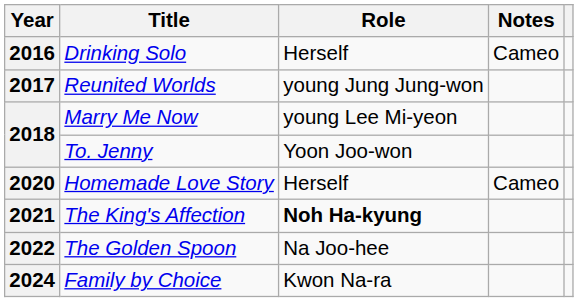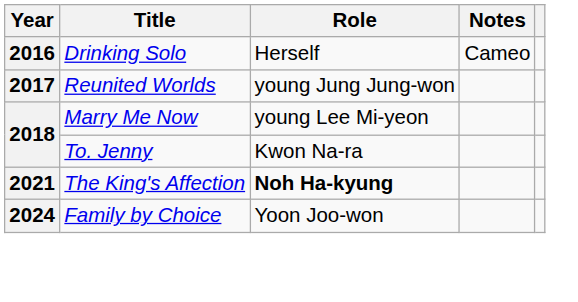(348, 150) Yoon Joo-won -> (309, 150) Kwon Na-ra
- row: (169, 183)
- row: (150, 248)
(337, 280) Kwon Na-ra -> (319, 215) Yoon Joo-won
